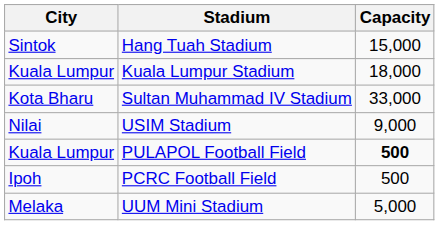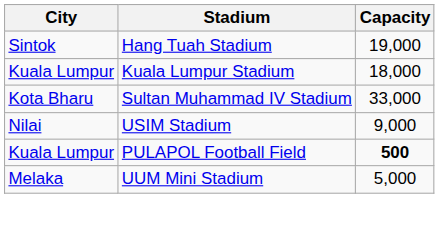(395, 44) 15,000 -> (395, 44) 19,000
- row: (199, 179)
